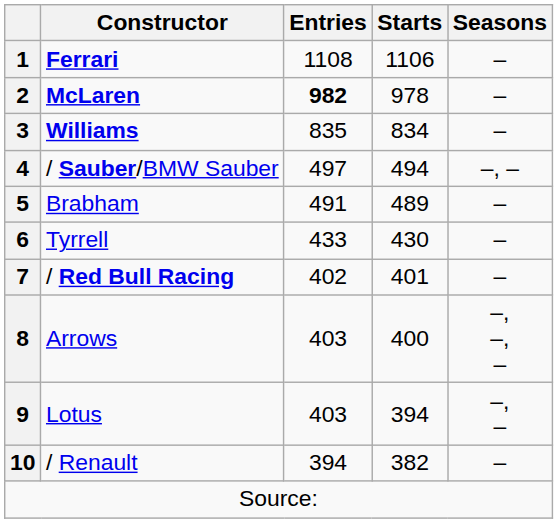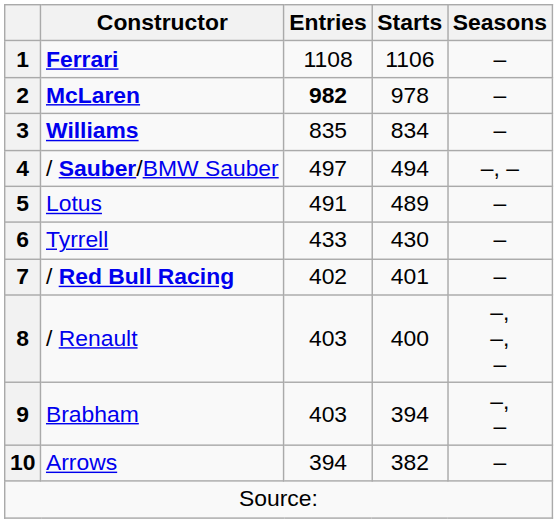(92, 204) Brabham -> (74, 204) Lotus
(82, 338) Arrows -> (92, 338) / Renault
(74, 413) Lotus -> (92, 413) Brabham
(92, 462) / Renault -> (82, 462) Arrows
